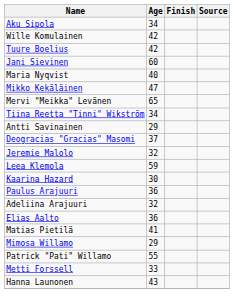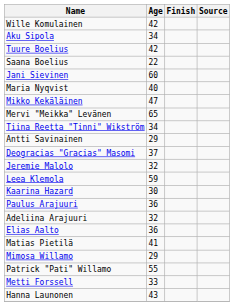rows swapped: (30, 24) <-> (44, 37)
+ row: (37, 62)
